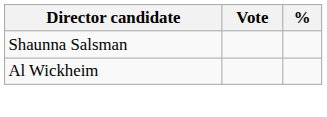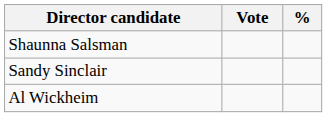+ row: (58, 71)
